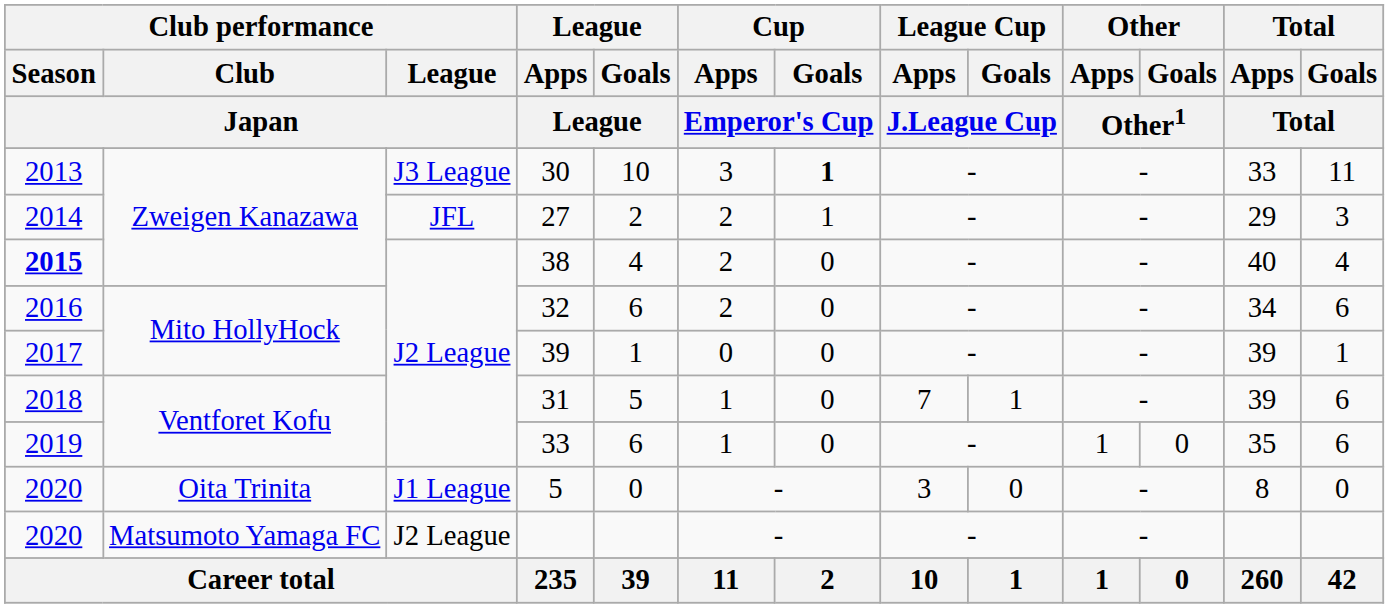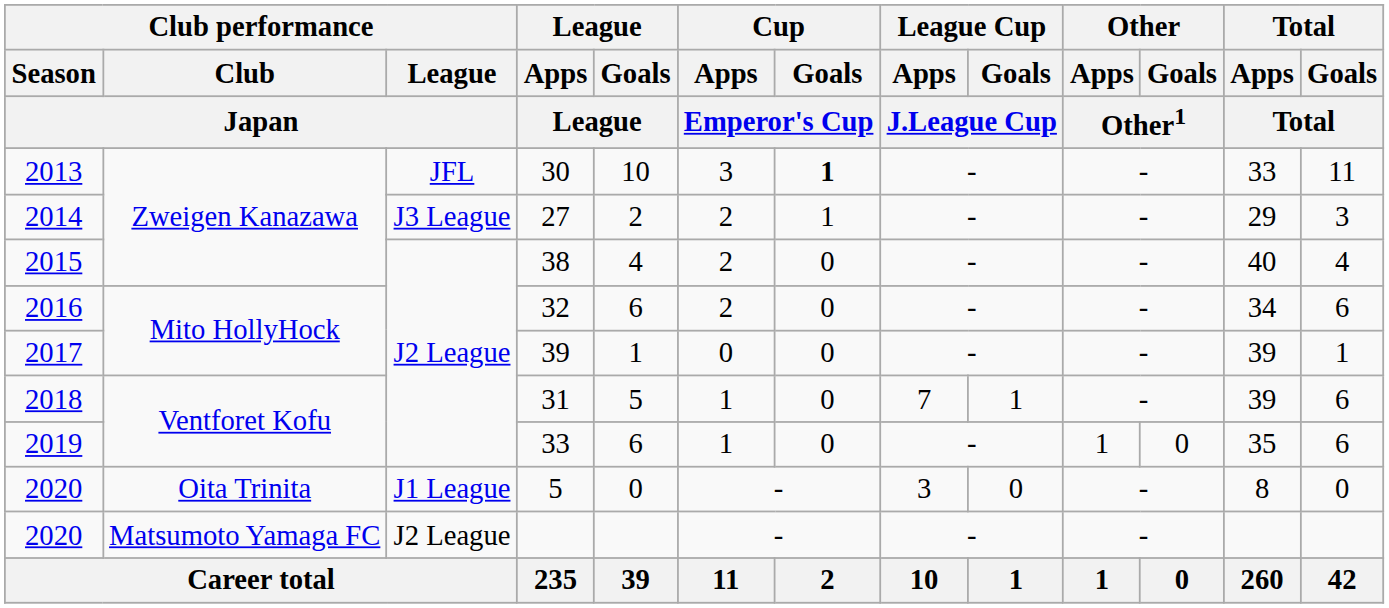(452, 171) J3 League -> (452, 171) JFL
(452, 216) JFL -> (452, 216) J3 League
(54, 262) bold -> (54, 262) normal
